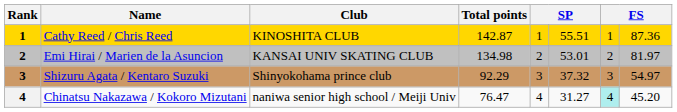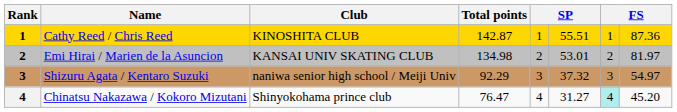(322, 76) Shinyokohama prince club -> (354, 76) naniwa senior high school / Meiji Univ
(354, 96) naniwa senior high school / Meiji Univ -> (322, 96) Shinyokohama prince club
